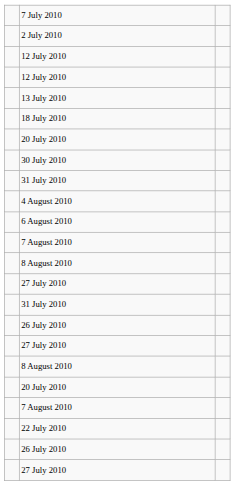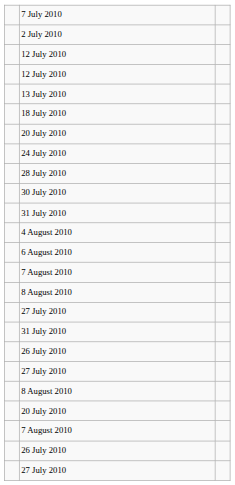+ row: (12, 154)
+ row: (12, 173)
- row: (12, 429)
